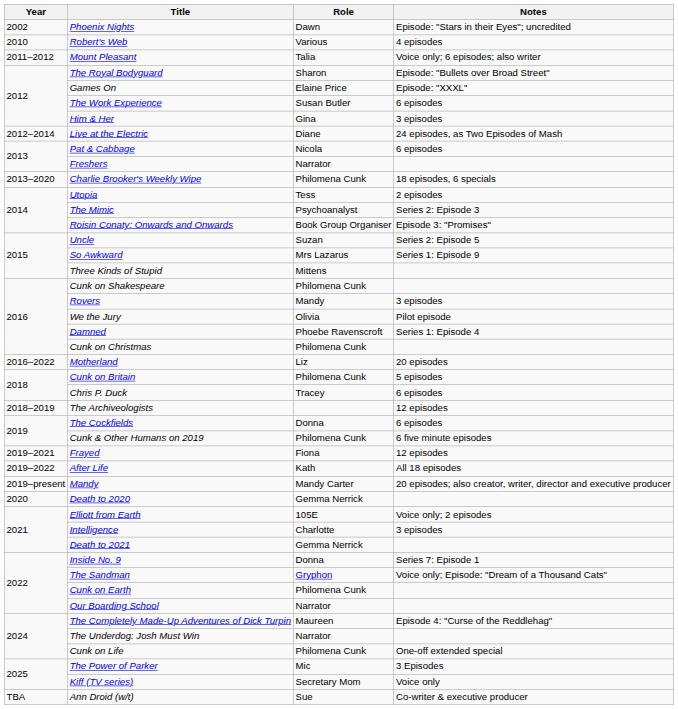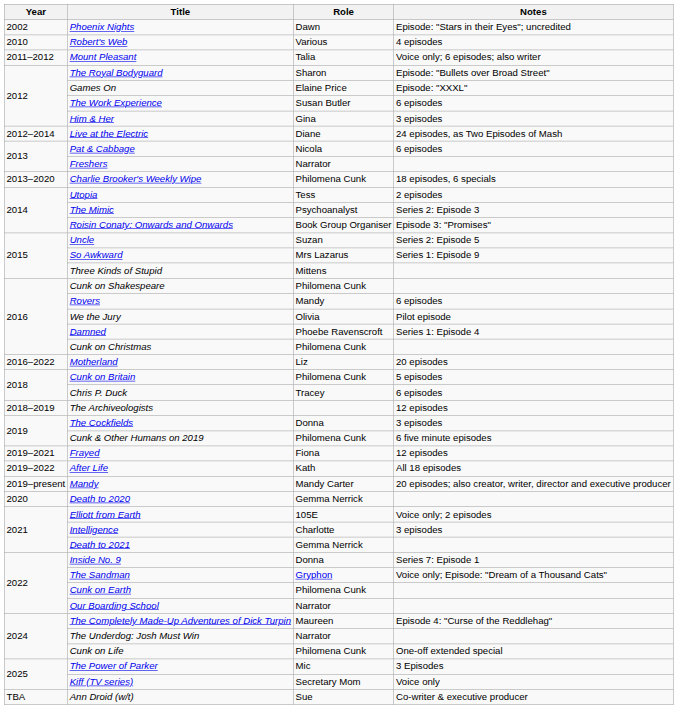(419, 301) 3 episodes -> (419, 301) 6 episodes
(419, 423) 6 episodes -> (419, 423) 3 episodes
